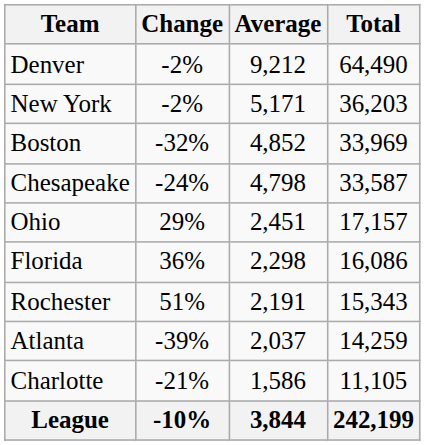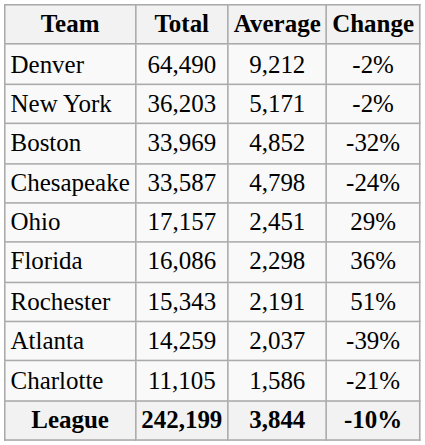columns swapped: (373, 24) <-> (182, 24)
